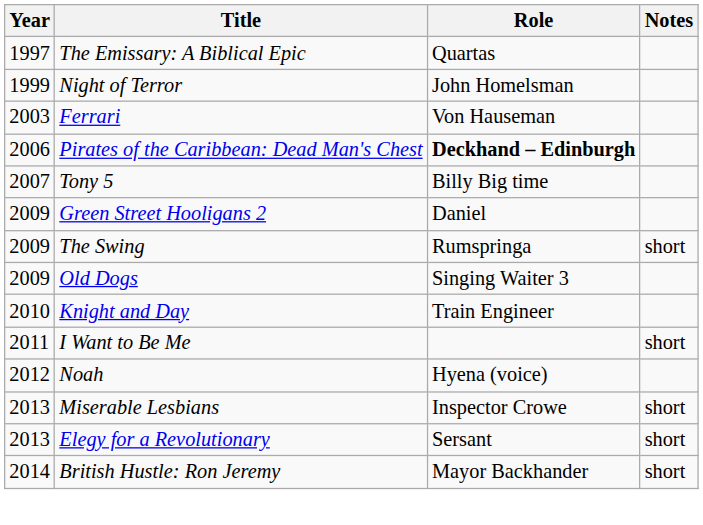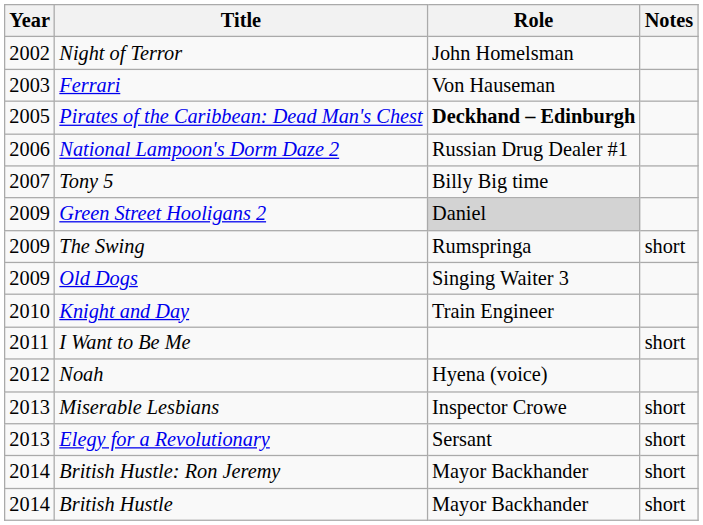- row: (183, 52)
(30, 85) 1999 -> (30, 52) 2002
(30, 149) 2006 -> (30, 117) 2005
+ row: (199, 149)
(459, 213) no background -> (459, 213) lightgrey background
+ row: (116, 504)
